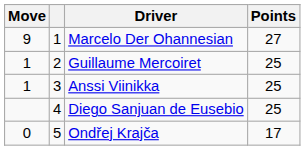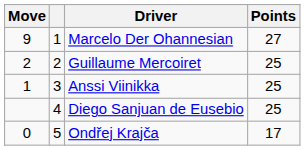(27, 63) 1 -> (27, 63) 2
